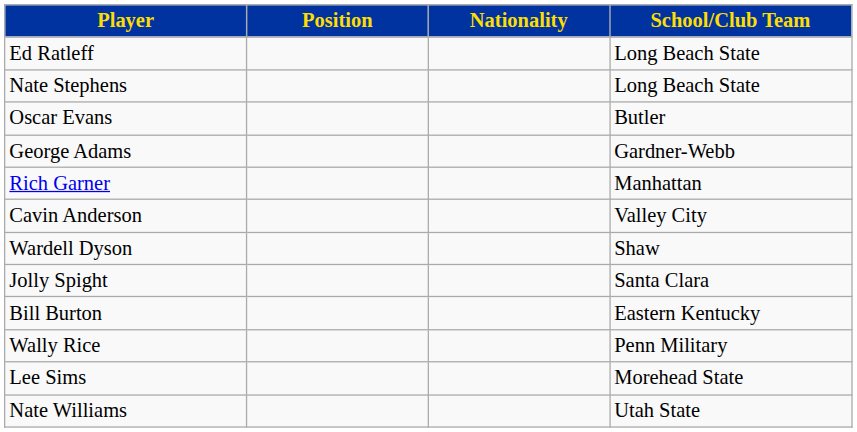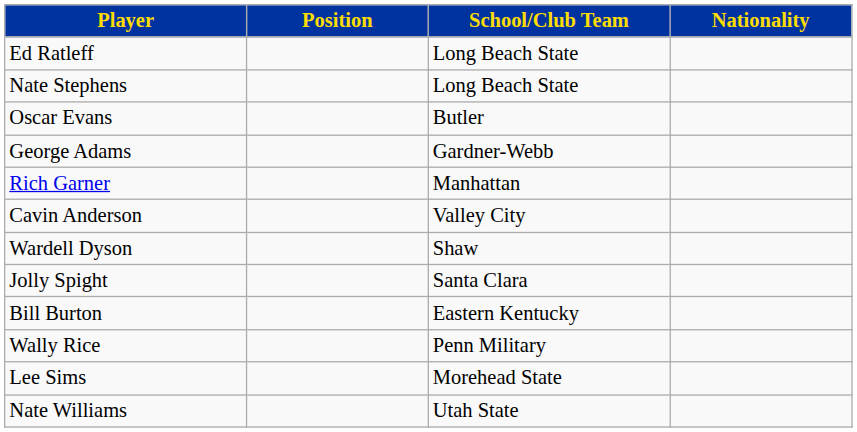columns swapped: (519, 20) <-> (730, 20)
